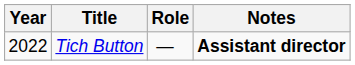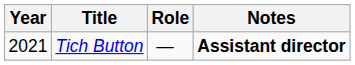(28, 45) 2022 -> (28, 45) 2021
